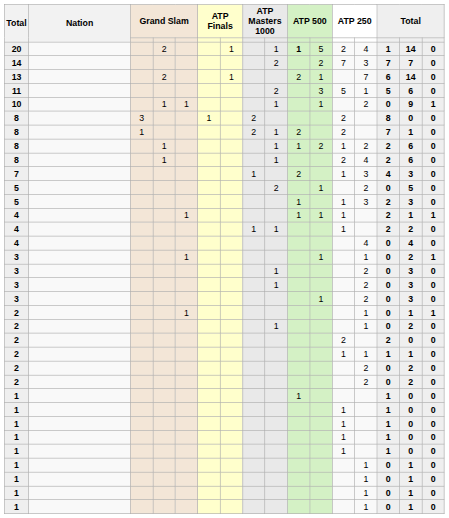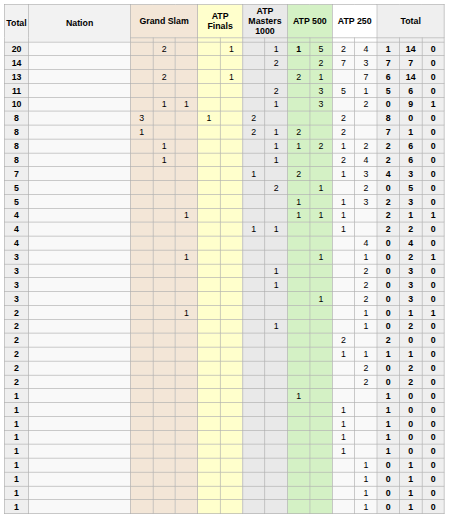(321, 105) 1 -> (321, 105) 3
